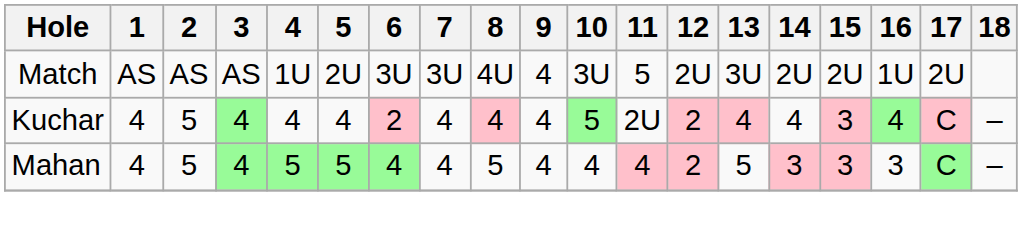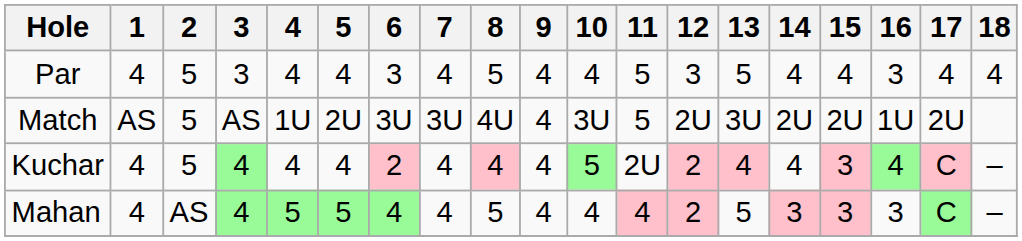+ row: (58, 73)
(189, 73) AS -> (189, 119) 5
(189, 166) 5 -> (189, 212) AS
